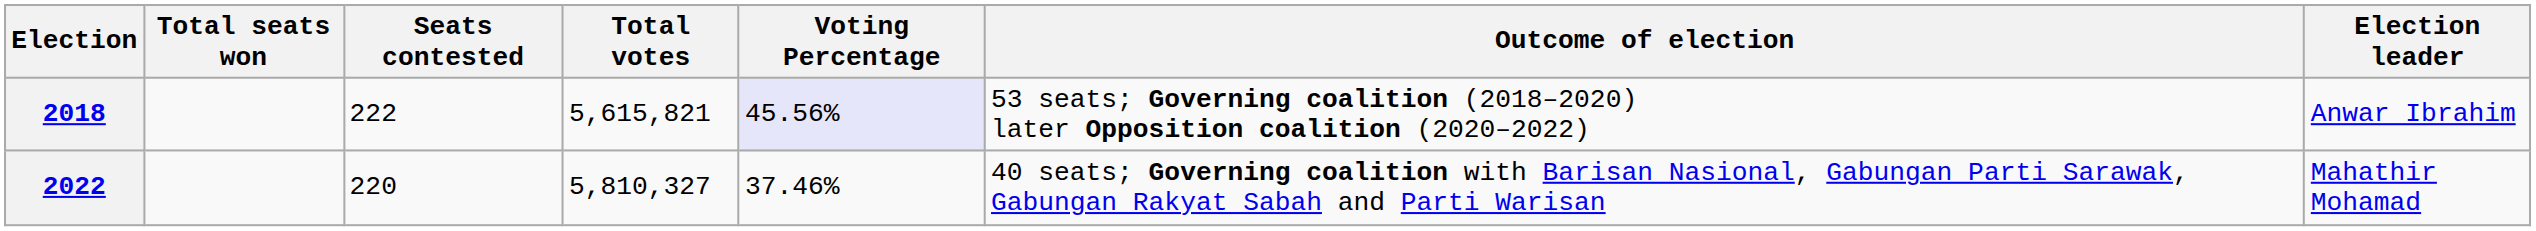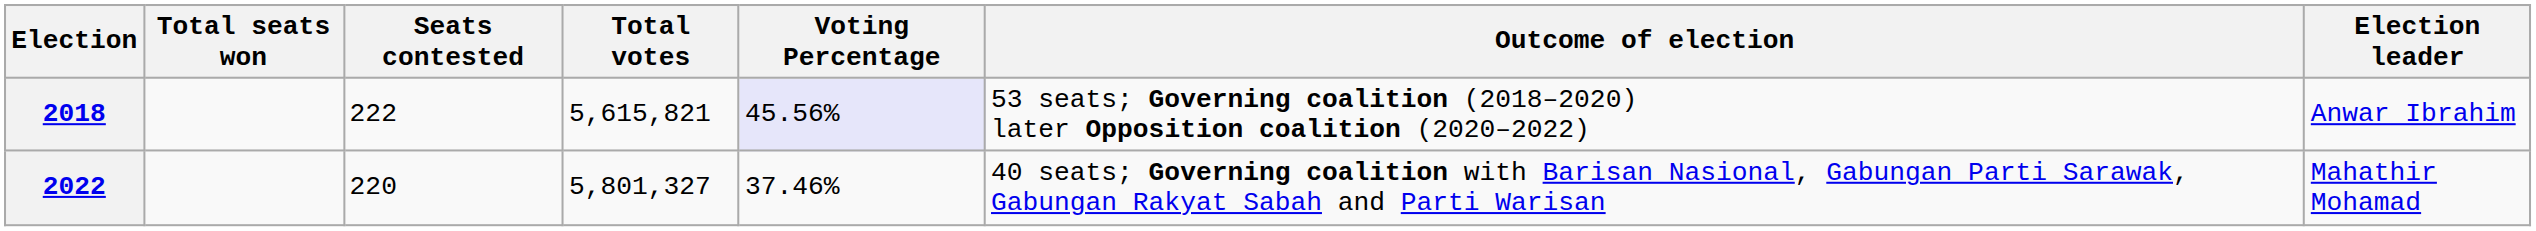(640, 188) 5,810,327 -> (640, 188) 5,801,327
